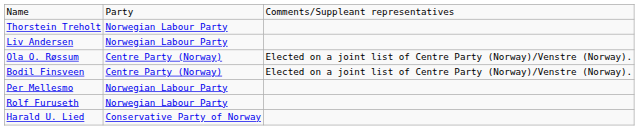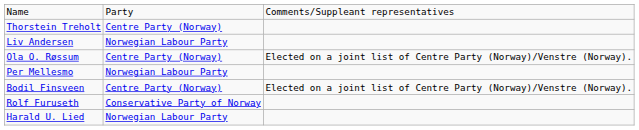(167, 27) Norwegian Labour Party -> (164, 27) Centre Party (Norway)
rows swapped: (40, 87) <-> (45, 72)
(167, 102) Norwegian Labour Party -> (183, 102) Conservative Party of Norway
(183, 117) Conservative Party of Norway -> (167, 117) Norwegian Labour Party
